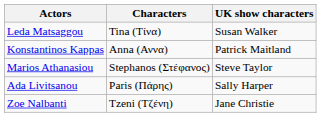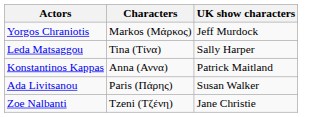+ row: (48, 31)
(246, 31) Susan Walker -> (226, 49) Sally Harper
- row: (50, 67)
(244, 85) Sally Harper -> (228, 85) Susan Walker
